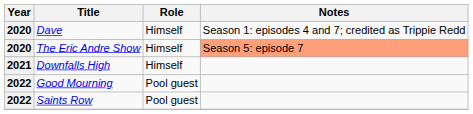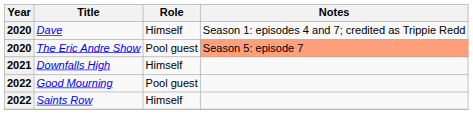(164, 48) Himself -> (172, 48) Pool guest
(172, 100) Pool guest -> (164, 100) Himself
